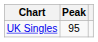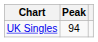(74, 28) 95 -> (74, 28) 94
